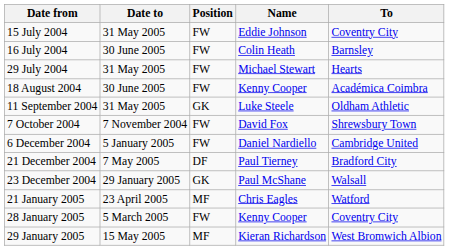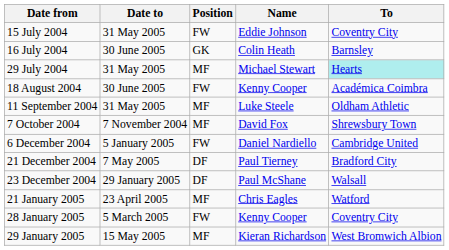(201, 50) FW -> (201, 50) GK
(201, 69) FW -> (201, 69) MF
(347, 69) no background -> (347, 69) paleturquoise background
(201, 106) GK -> (201, 106) MF
(201, 124) FW -> (201, 124) MF
(201, 180) GK -> (200, 180) DF
